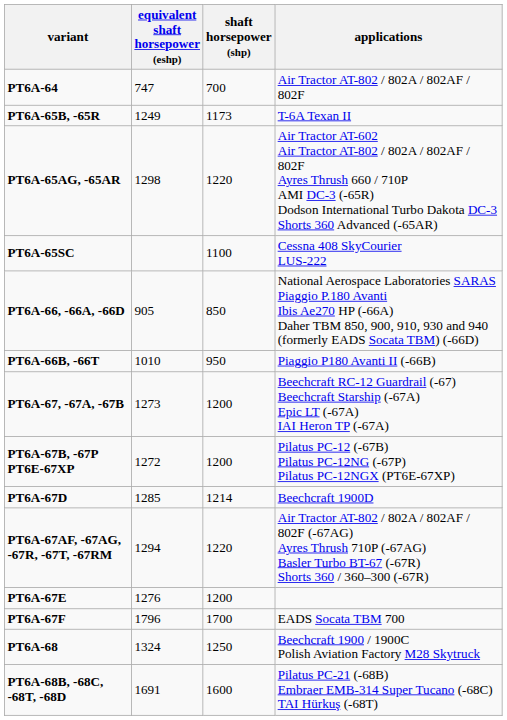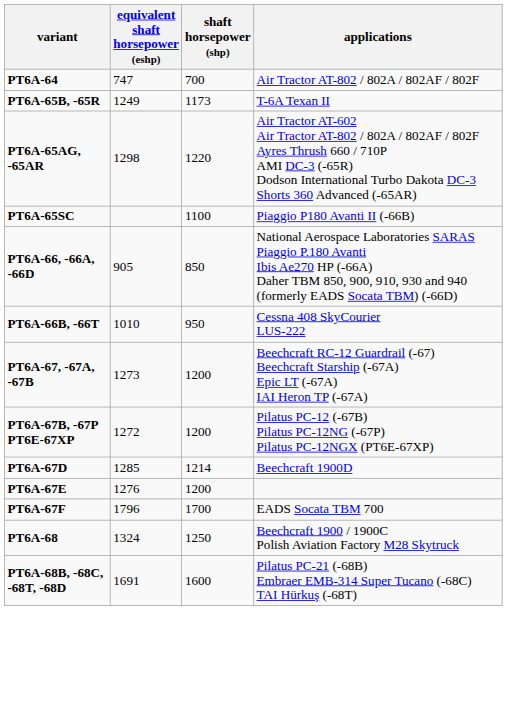(340, 253) Cessna 408 SkyCourier LUS-222 -> (336, 216) Piaggio P180 Avanti II (-66B)
(357, 361) Piaggio P180 Avanti II (-66B) -> (319, 324) Cessna 408 SkyCourier LUS-222
- row: (64, 547)
